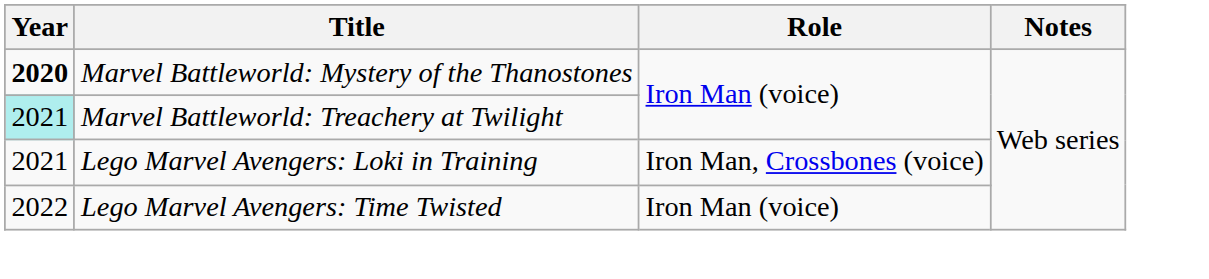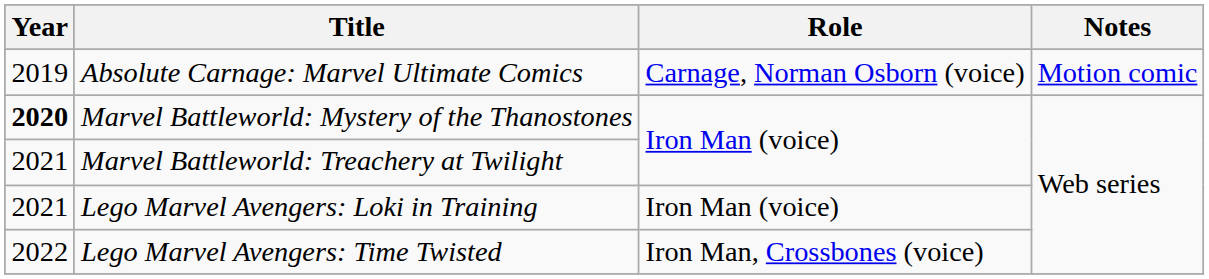+ row: (332, 71)
(40, 116) paleturquoise background -> (40, 161) no background
(815, 161) Iron Man, Crossbones (voice) -> (742, 206) Iron Man (voice)
(742, 206) Iron Man (voice) -> (815, 251) Iron Man, Crossbones (voice)
